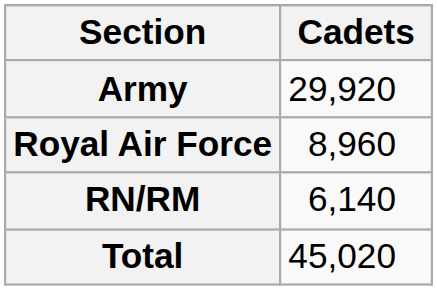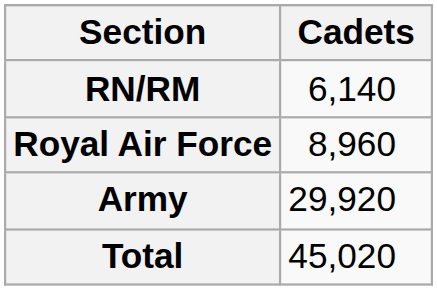rows swapped: (143, 88) <-> (143, 199)
